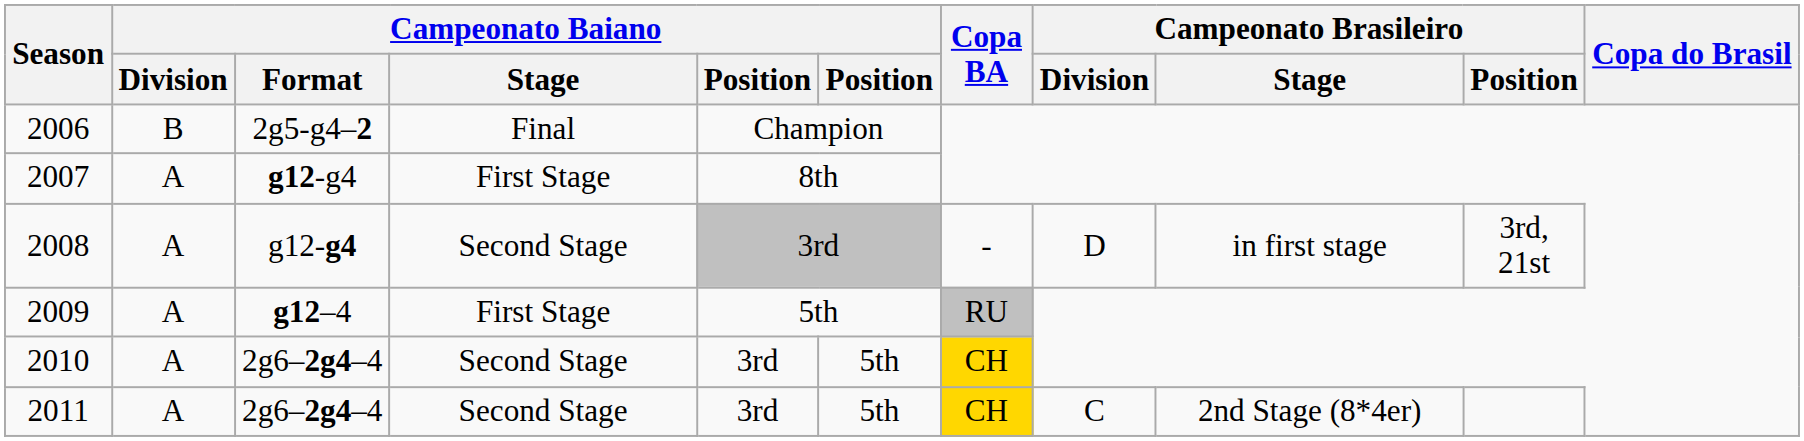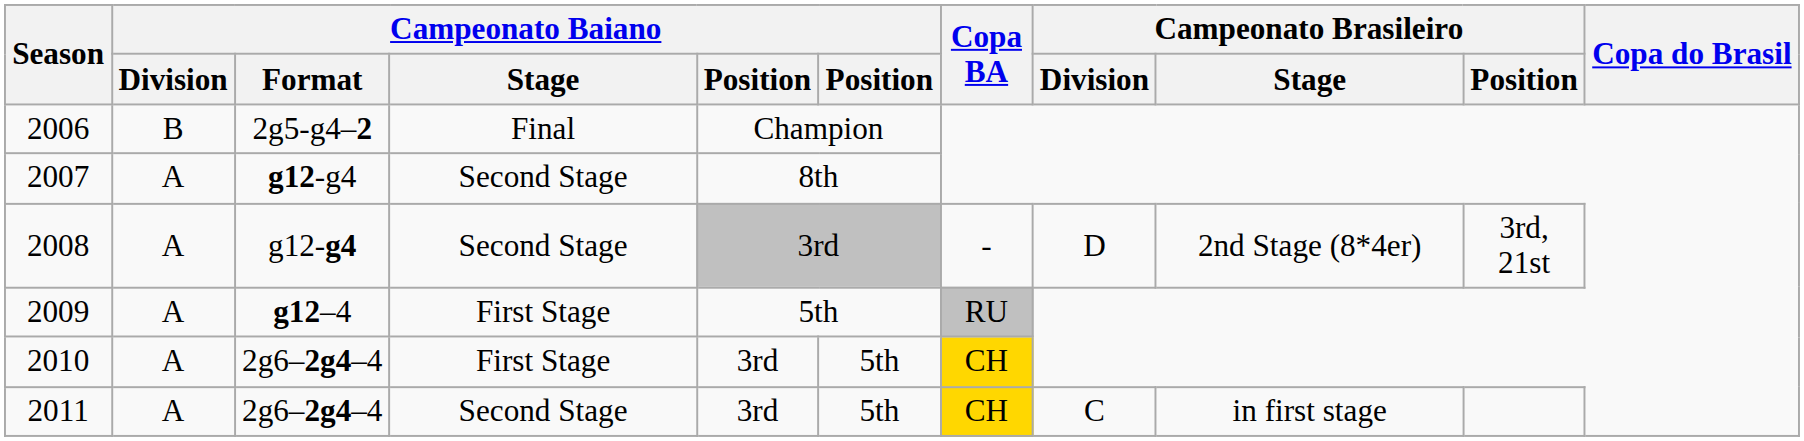(543, 177) First Stage -> (543, 177) Second Stage
(1310, 244) in first stage -> (1310, 244) 2nd Stage (8*4er)
(543, 361) Second Stage -> (543, 361) First Stage
(1310, 410) 2nd Stage (8*4er) -> (1310, 410) in first stage
